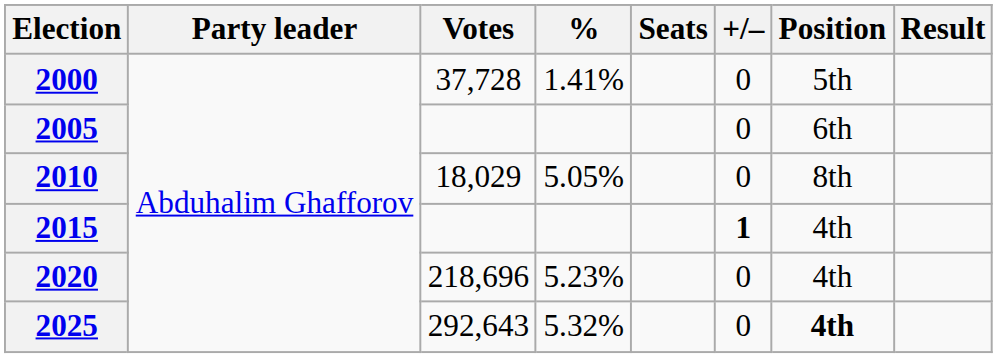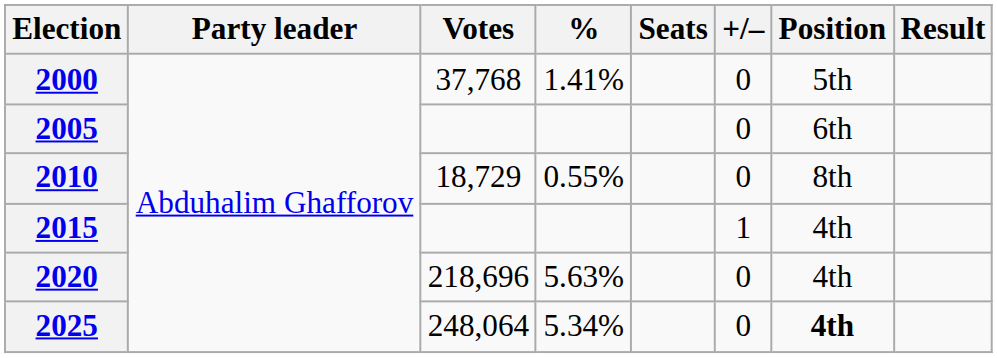(478, 78) 37,728 -> (478, 78) 37,768
(478, 177) 18,029 -> (478, 177) 18,729
(584, 177) 5.05% -> (584, 177) 0.55%
(743, 227) bold -> (743, 227) normal
(584, 276) 5.23% -> (584, 276) 5.63%
(478, 326) 292,643 -> (478, 326) 248,064
(584, 326) 5.32% -> (584, 326) 5.34%
